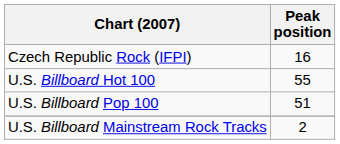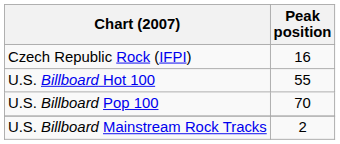(303, 103) 51 -> (303, 103) 70
